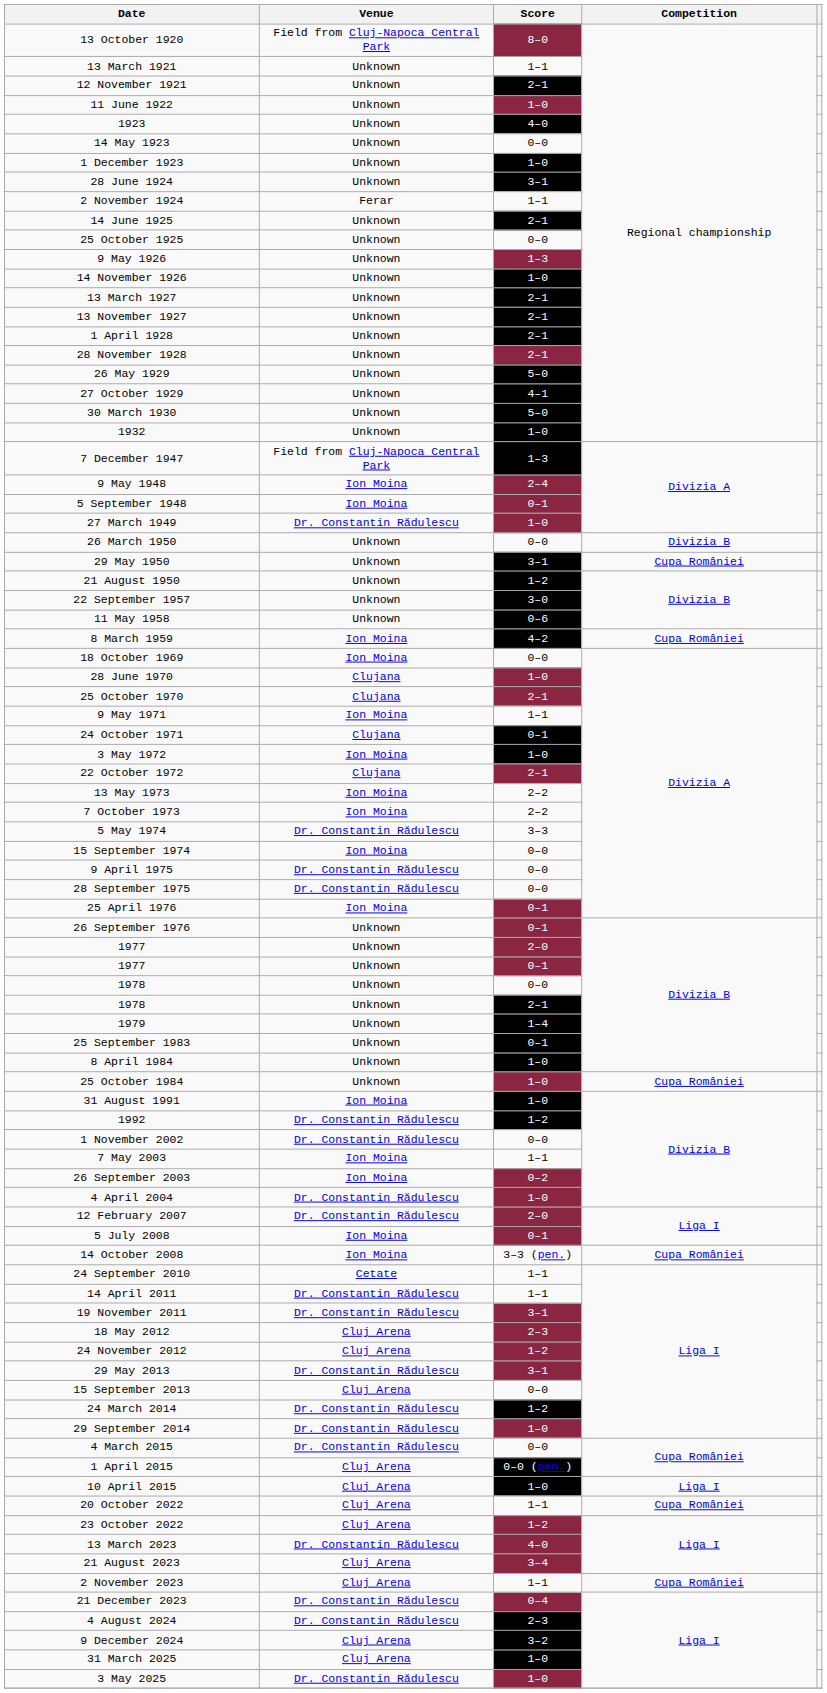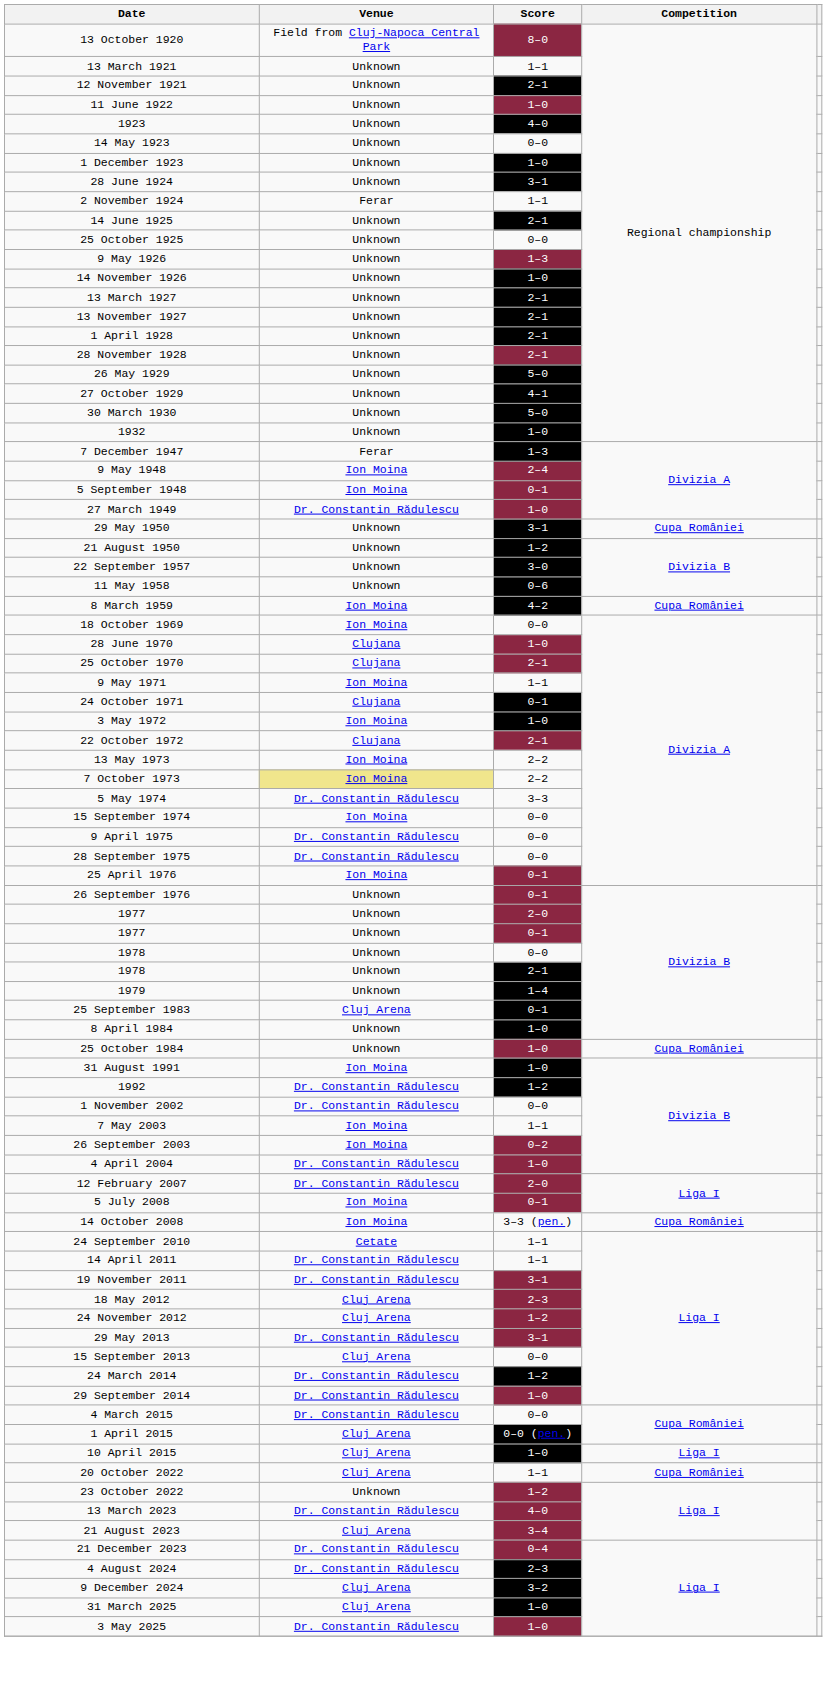(376, 458) Field from Cluj-Napoca Central Park -> (376, 451) Ferar
- row: (132, 542)
(376, 812) no background -> (376, 779) khaki background
(376, 1043) Unknown -> (376, 1010) Cluj Arena
(376, 1525) Cluj Arena -> (376, 1492) Unknown
- row: (132, 1582)
